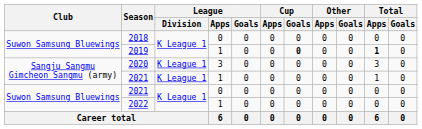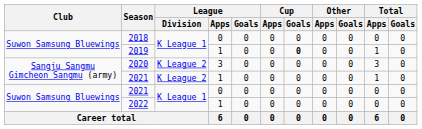(377, 51) bold -> (377, 51) normal
(182, 64) K League 1 -> (182, 64) K League 2
(182, 78) K League 1 -> (182, 78) K League 2
